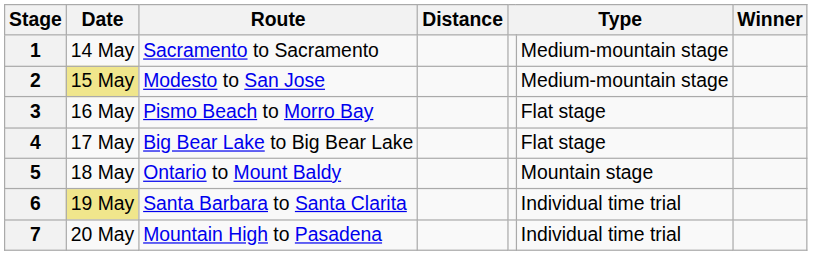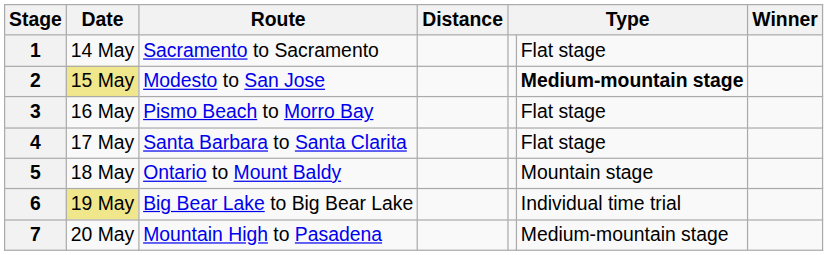(625, 50) Medium-mountain stage -> (563, 50) Flat stage
(625, 81) normal -> (632, 81) bold
(278, 142) Big Bear Lake to Big Bear Lake -> (275, 142) Santa Barbara to Santa Clarita
(275, 204) Santa Barbara to Santa Clarita -> (278, 204) Big Bear Lake to Big Bear Lake
(601, 234) Individual time trial -> (625, 234) Medium-mountain stage
